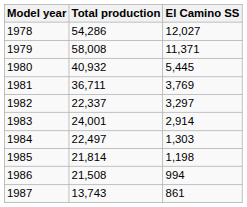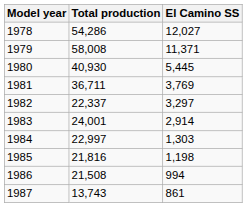(89, 67) 40,932 -> (89, 67) 40,930
(89, 139) 22,497 -> (89, 139) 22,997
(89, 157) 21,814 -> (89, 157) 21,816
